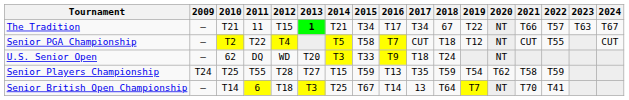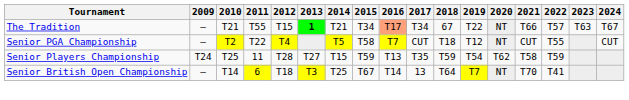(257, 27) 11 -> (257, 27) T55
(393, 27) no background -> (393, 27) lightsalmon background
- row: (52, 58)
(257, 73) T55 -> (257, 58) 11
